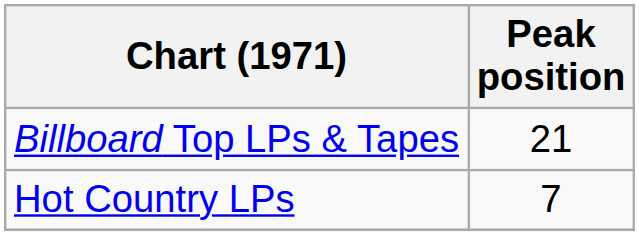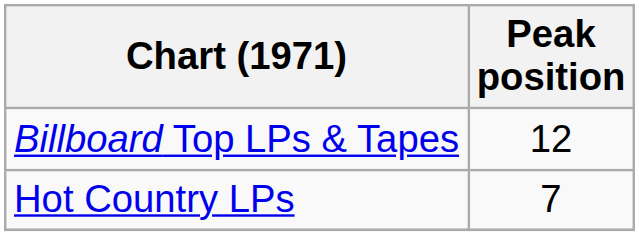(551, 138) 21 -> (551, 138) 12
